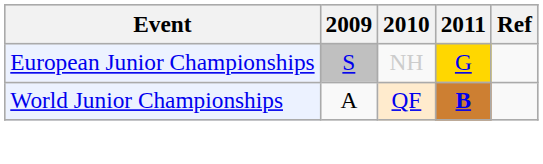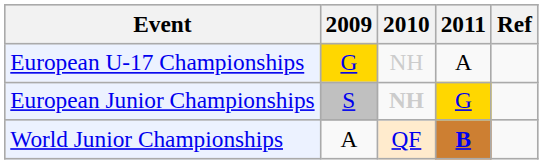+ row: (157, 62)
(406, 62) normal -> (406, 101) bold
